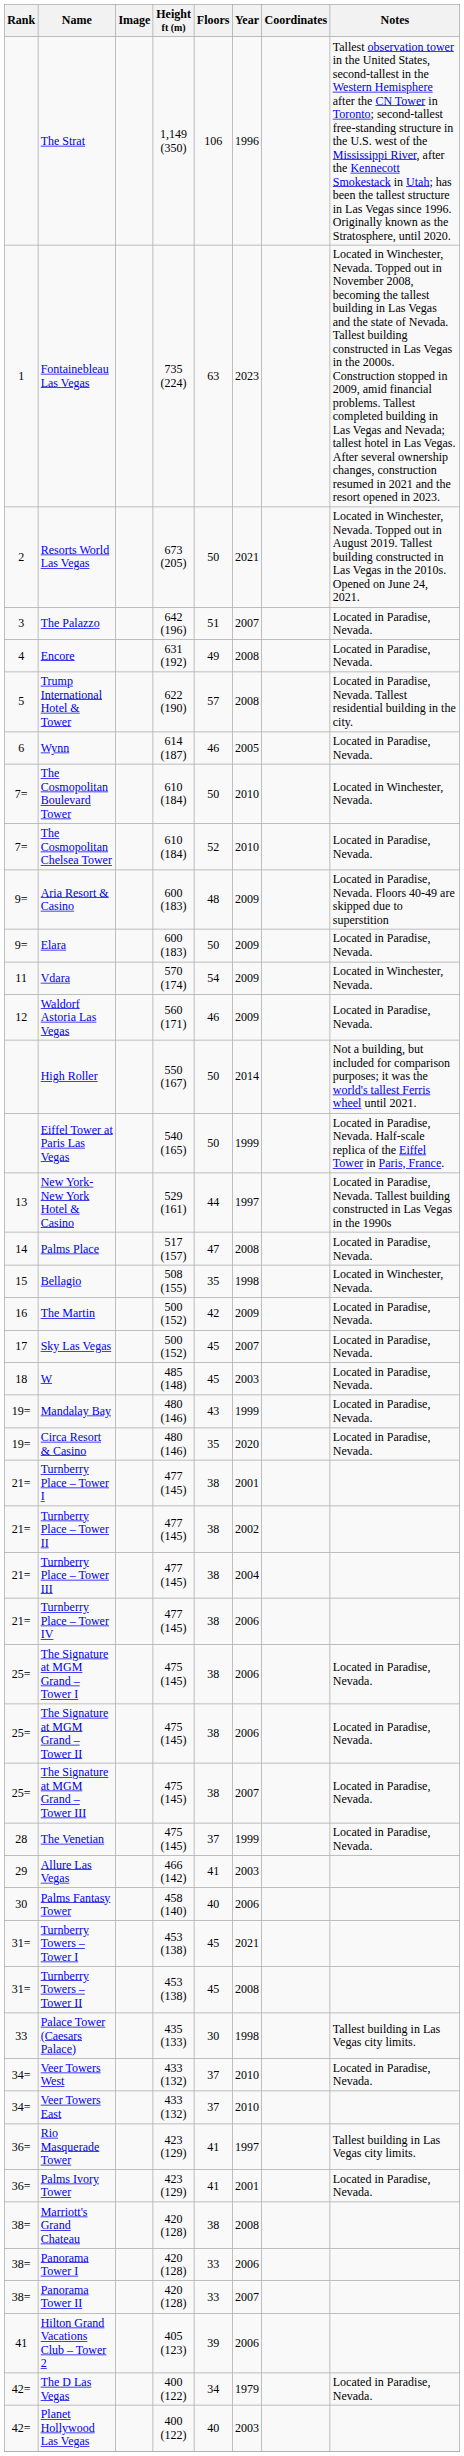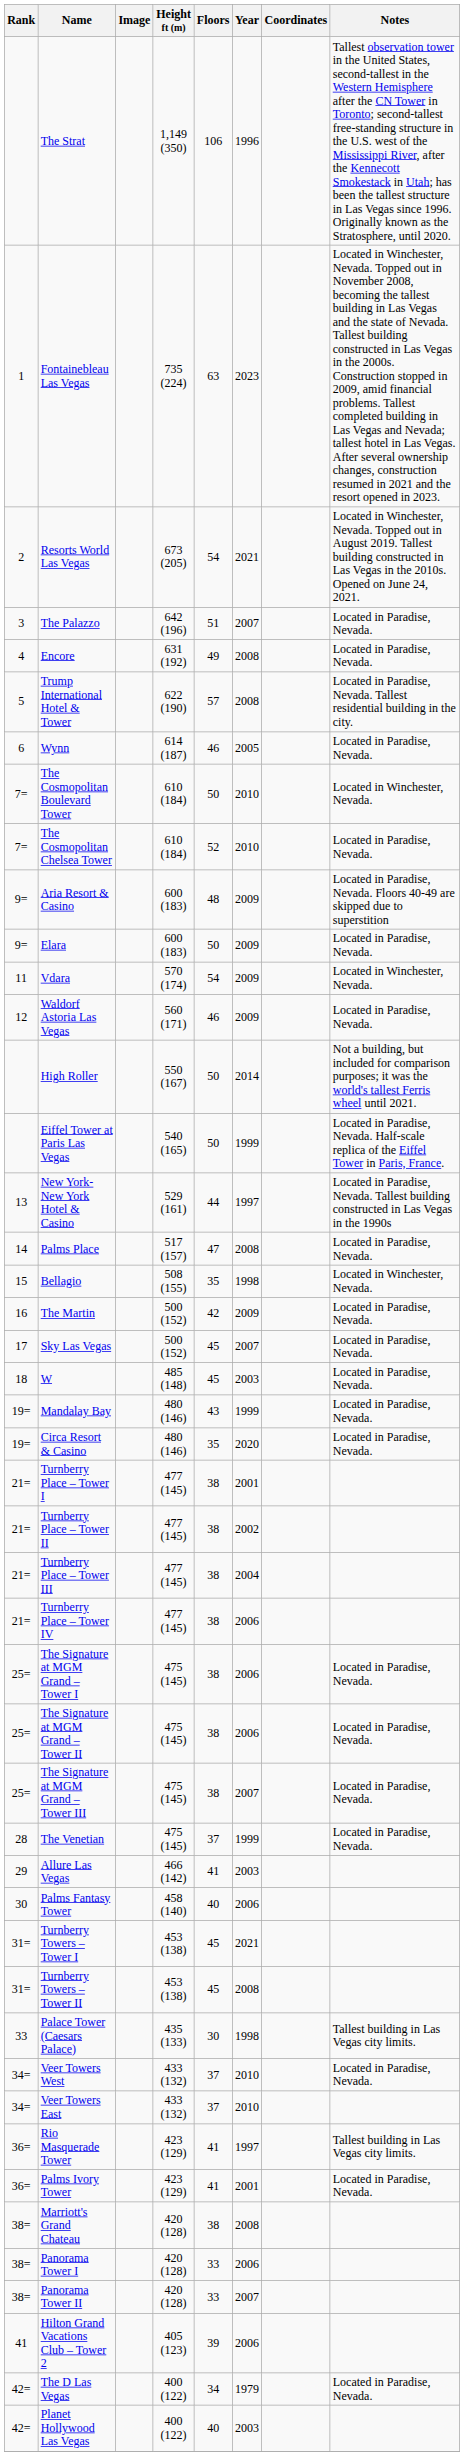(213, 557) 50 -> (213, 557) 54
